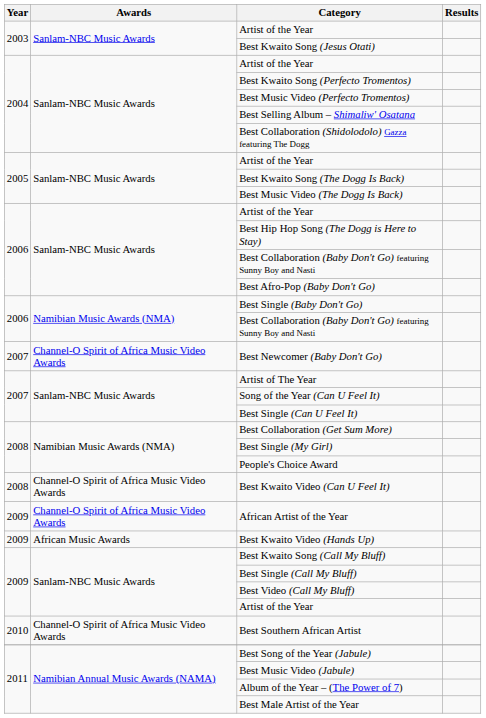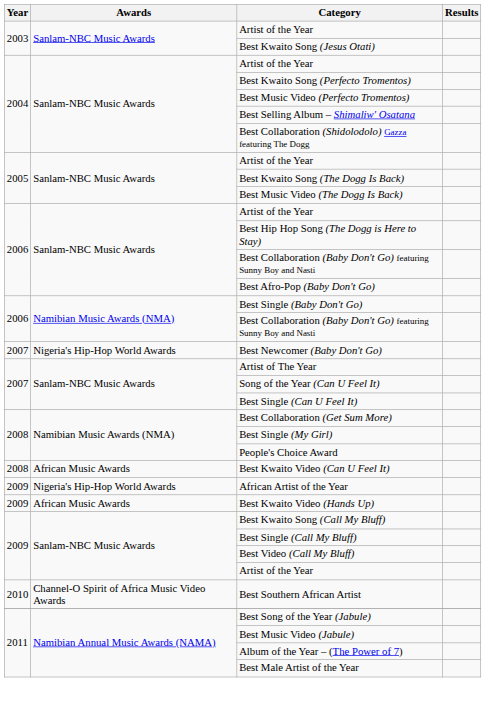(119, 356) Channel-O Spirit of Africa Music Video Awards -> (104, 350) Nigeria's Hip-Hop World Awards
(119, 487) Channel-O Spirit of Africa Music Video Awards -> (82, 469) African Music Awards
(119, 516) Channel-O Spirit of Africa Music Video Awards -> (104, 486) Nigeria's Hip-Hop World Awards
